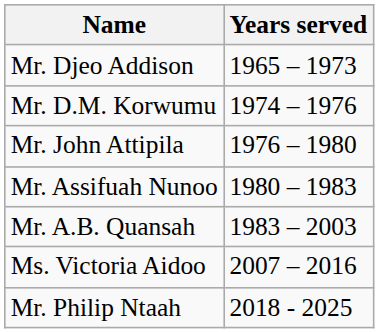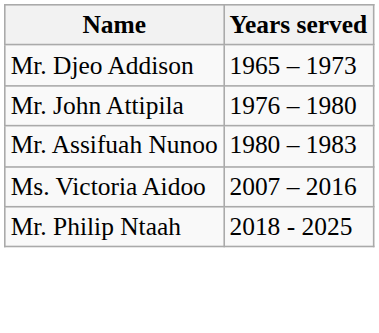- row: (113, 105)
- row: (103, 226)
